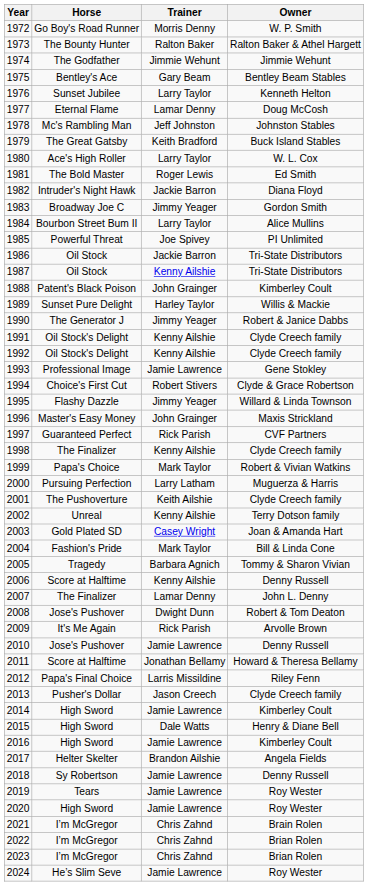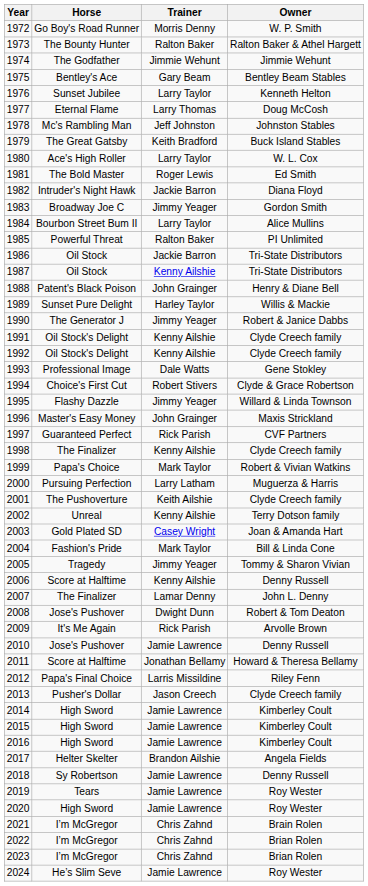(185, 110) Lamar Denny -> (185, 110) Larry Thomas
(185, 239) Joe Spivey -> (185, 239) Ralton Baker
(295, 288) Kimberley Coult -> (295, 288) Henry & Diane Bell
(185, 369) Jamie Lawrence -> (185, 369) Dale Watts
(185, 564) Barbara Agnich -> (185, 564) Jimmy Yeager
(185, 727) Dale Watts -> (185, 727) Jamie Lawrence
(295, 727) Henry & Diane Bell -> (295, 727) Kimberley Coult
